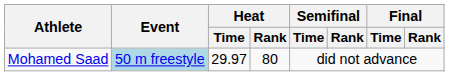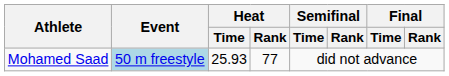(229, 60) 29.97 -> (229, 60) 25.93
(270, 60) 80 -> (270, 60) 77
